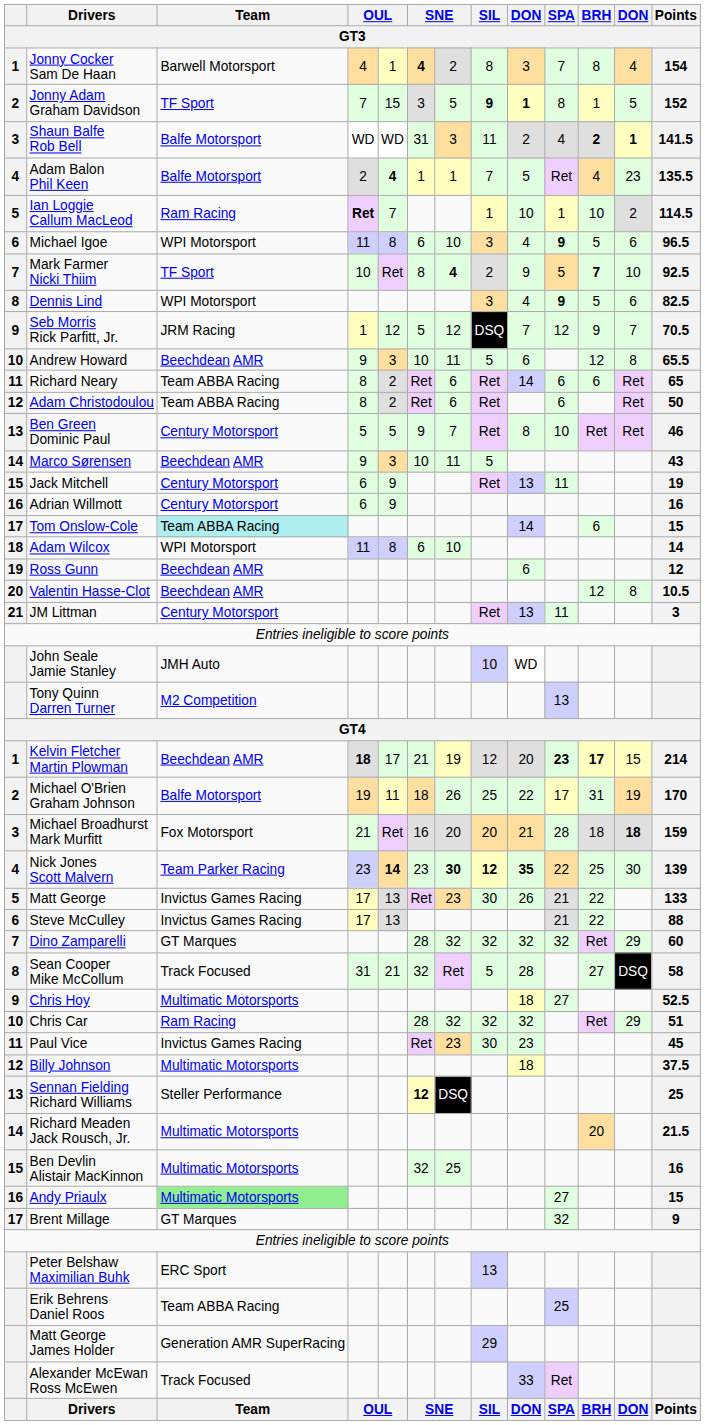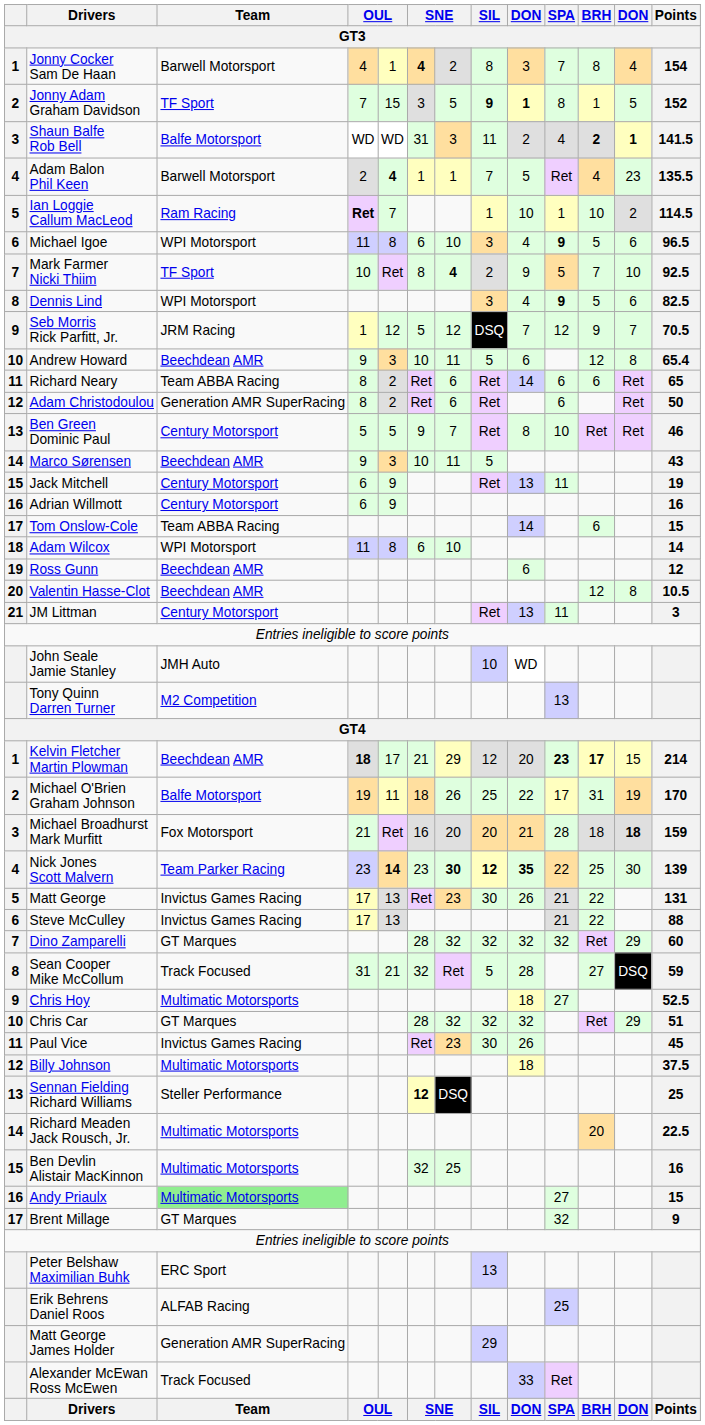(211, 176) Balfe Motorsport -> (218, 176) Barwell Motorsport
(596, 271) bold -> (596, 271) normal
(676, 359) 65.5 -> (676, 359) 65.4
(220, 402) Team ABBA Racing -> (253, 402) Generation AMR SuperRacing
(220, 526) paleturquoise background -> (220, 526) no background
(453, 759) 19 -> (453, 759) 29
(676, 898) 133 -> (676, 898) 131
(676, 971) 58 -> (676, 971) 59
(198, 1022) Ram Racing -> (198, 1022) GT Marques
(526, 1043) 23 -> (526, 1043) 26
(676, 1131) 21.5 -> (676, 1131) 22.5
(220, 1306) Team ABBA Racing -> (205, 1306) ALFAB Racing
